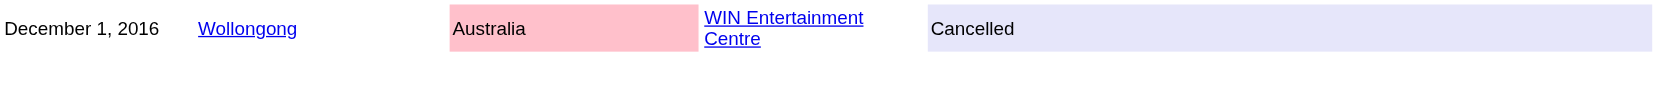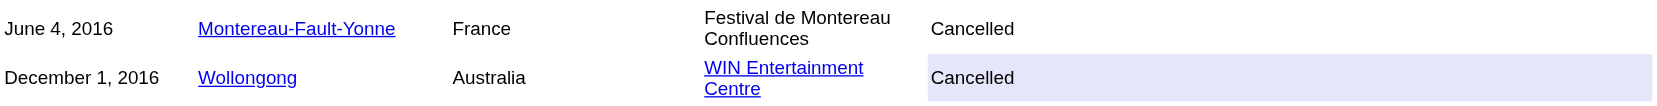+ row: (59, 28)
(489, 28) pink background -> (489, 78) no background
